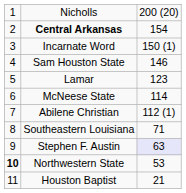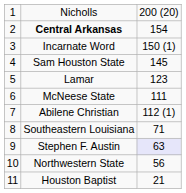(159, 63) 146 -> (159, 63) 145
(159, 96) 114 -> (159, 96) 111
(13, 163) bold -> (13, 163) normal
(159, 163) 53 -> (159, 163) 56
